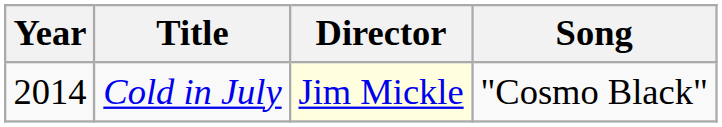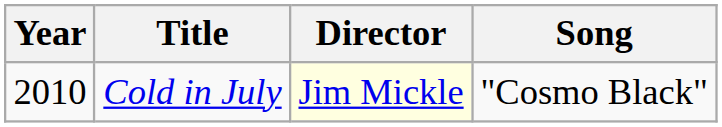(50, 91) 2014 -> (50, 91) 2010
